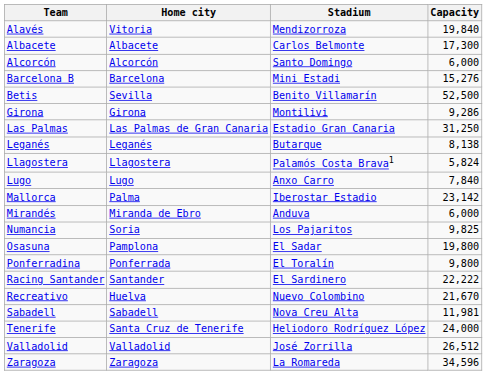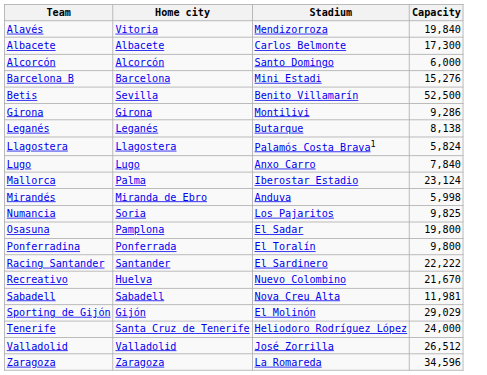- row: (37, 128)
(461, 197) 23,142 -> (443, 181) 23,124
(464, 214) 6,000 -> (446, 197) 5,998
+ row: (59, 313)
